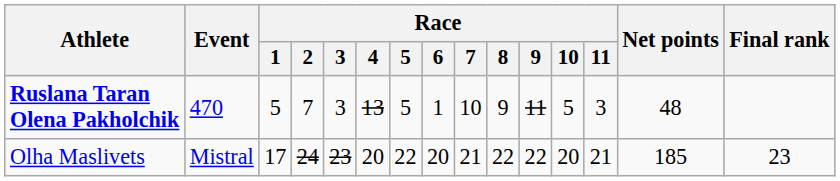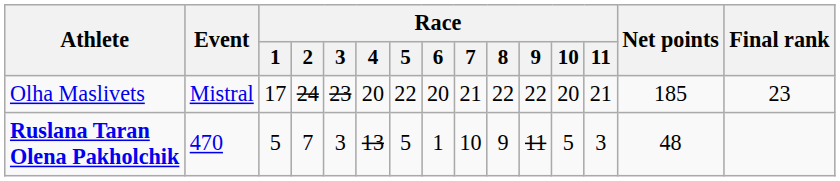rows swapped: (77, 157) <-> (95, 107)
